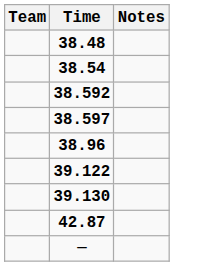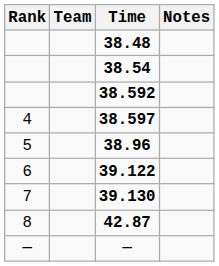+ column: (27, 17)
